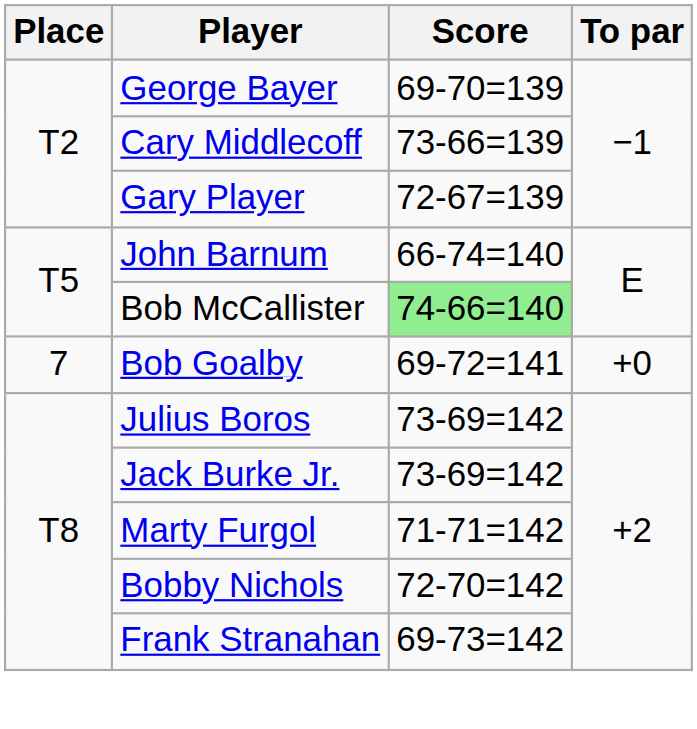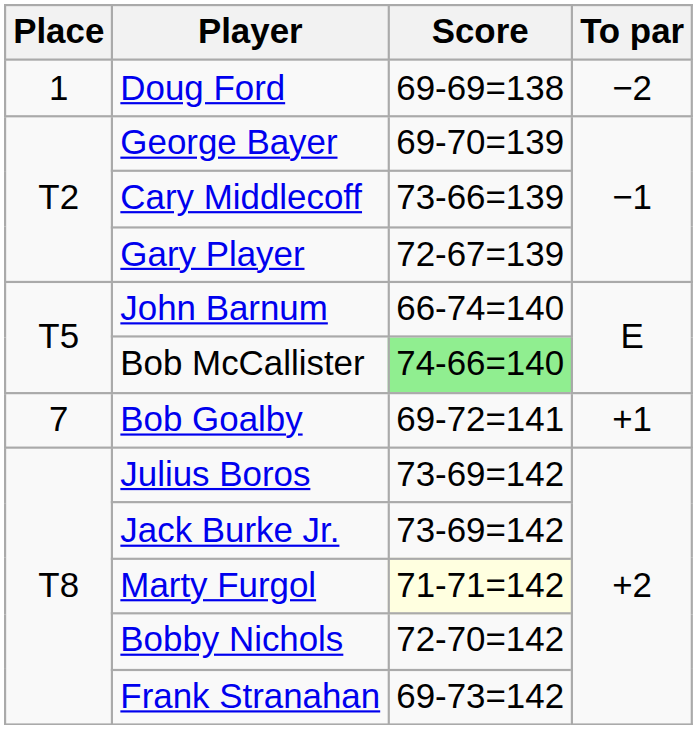+ row: (203, 87)
(632, 364) +0 -> (632, 419) +1
(480, 530) no background -> (480, 585) lightyellow background
